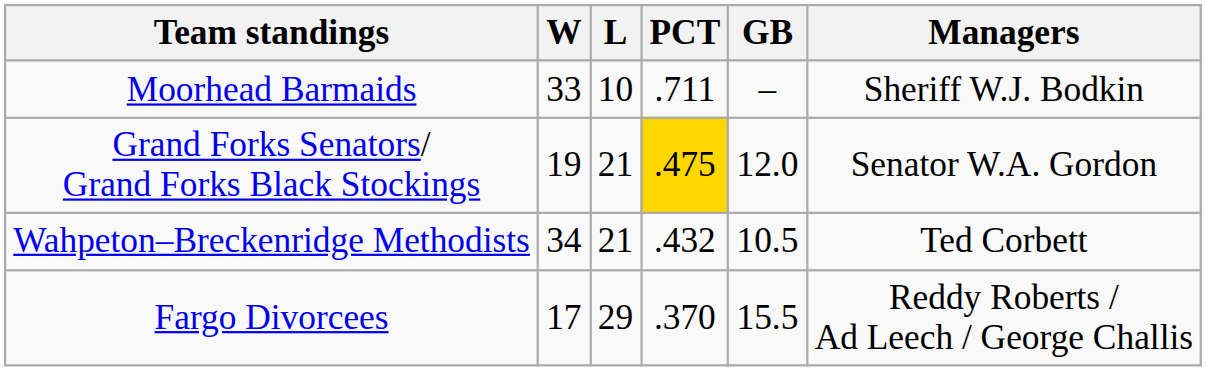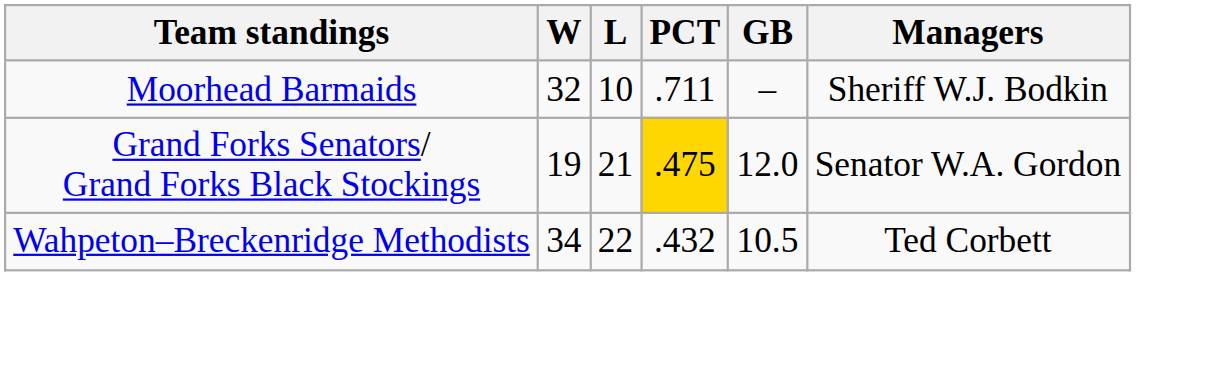(564, 88) 33 -> (564, 88) 32
(616, 240) 21 -> (616, 240) 22
- row: (272, 316)
